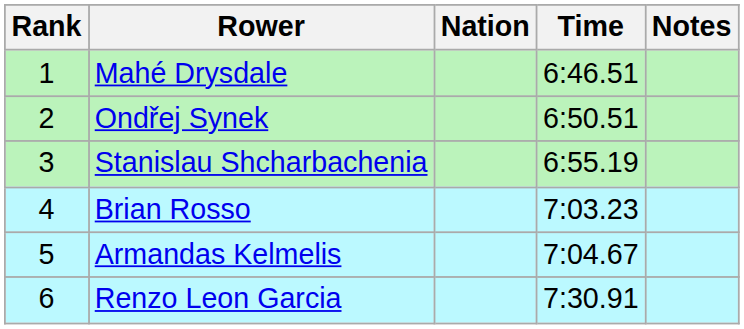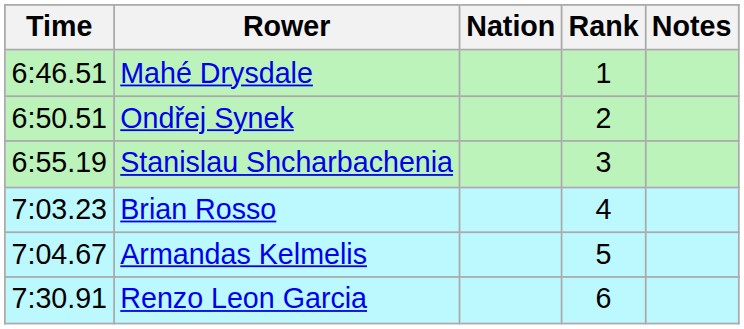columns swapped: (47, 27) <-> (591, 27)
